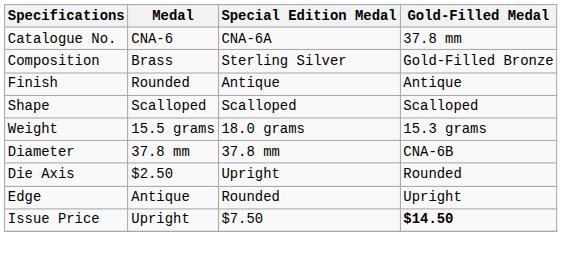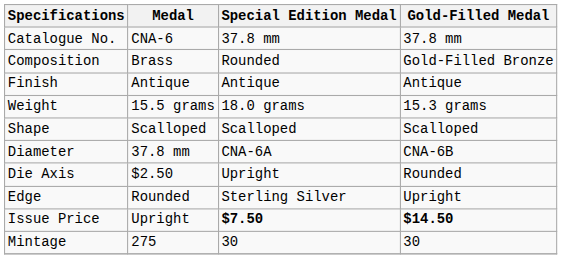(246, 39) CNA-6A -> (251, 39) 37.8 mm
(284, 61) Sterling Silver -> (251, 61) Rounded
(161, 84) Rounded -> (161, 84) Antique
rows swapped: (33, 129) <-> (29, 107)
(251, 152) 37.8 mm -> (246, 152) CNA-6A
(161, 197) Antique -> (161, 197) Rounded
(251, 197) Rounded -> (284, 197) Sterling Silver
(242, 220) normal -> (242, 220) bold
+ row: (37, 243)
